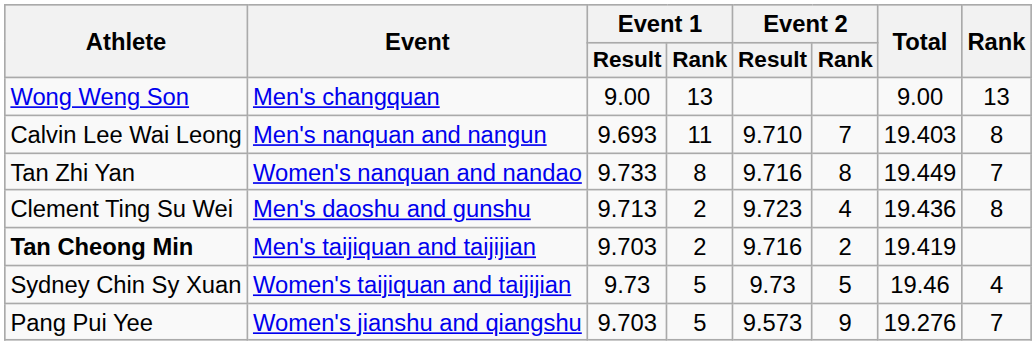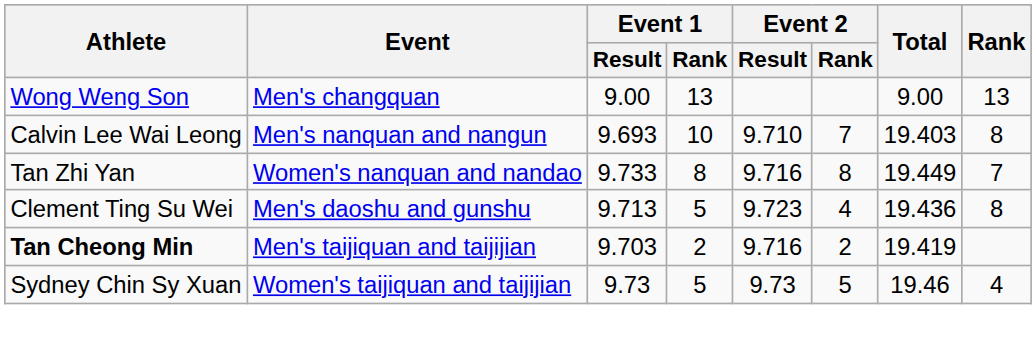(700, 134) 11 -> (700, 134) 10
(700, 210) 2 -> (700, 210) 5
- row: (82, 322)
